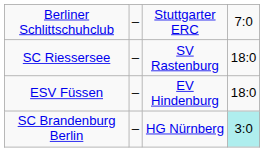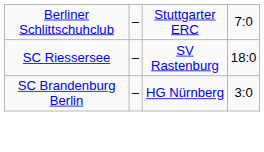- row: (67, 93)
(244, 128) paleturquoise background -> (244, 93) no background
